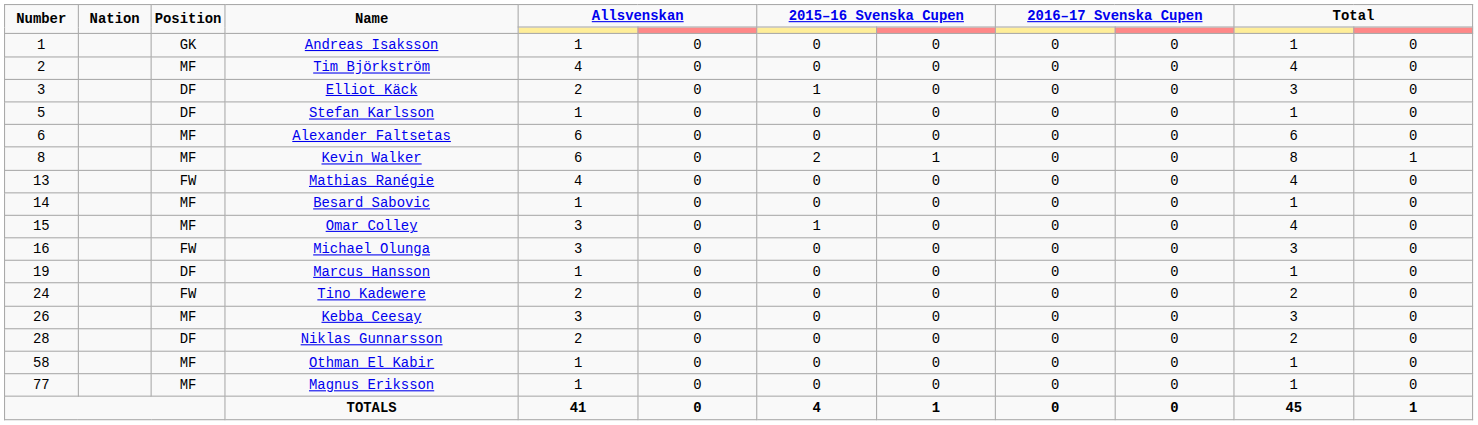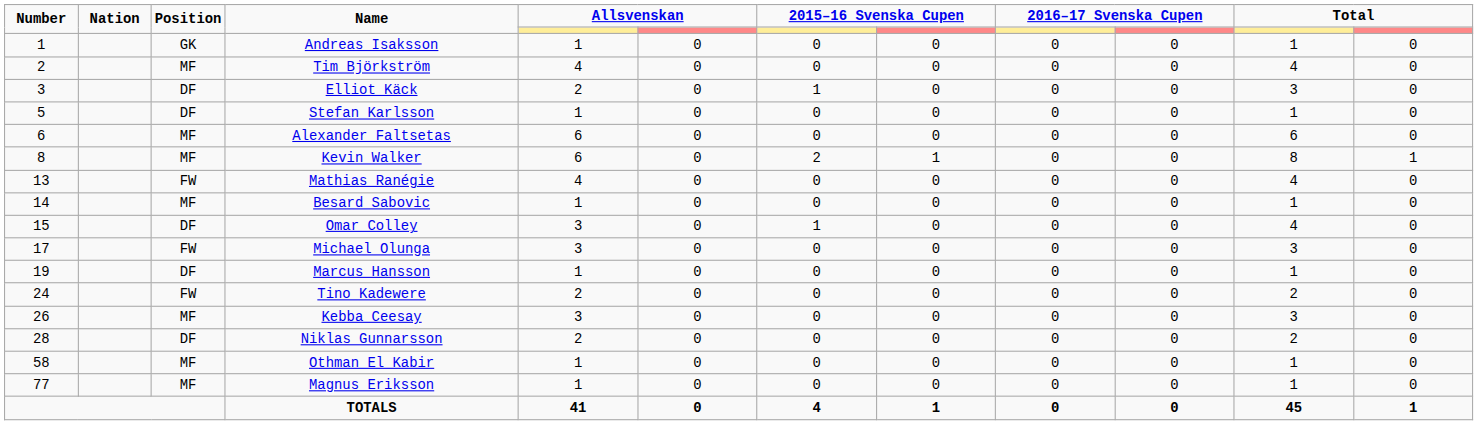(188, 227) MF -> (188, 227) DF
(41, 249) 16 -> (41, 249) 17
